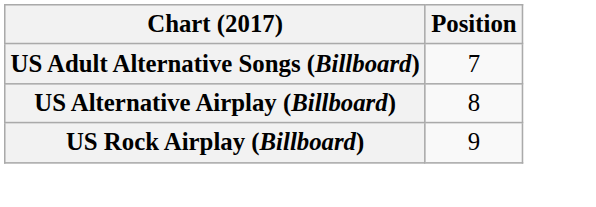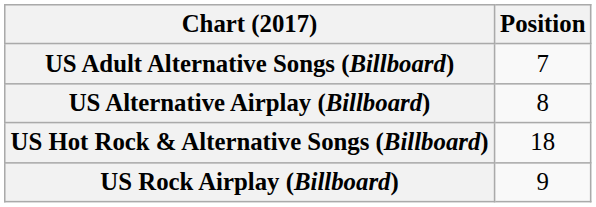+ row: (250, 142)
